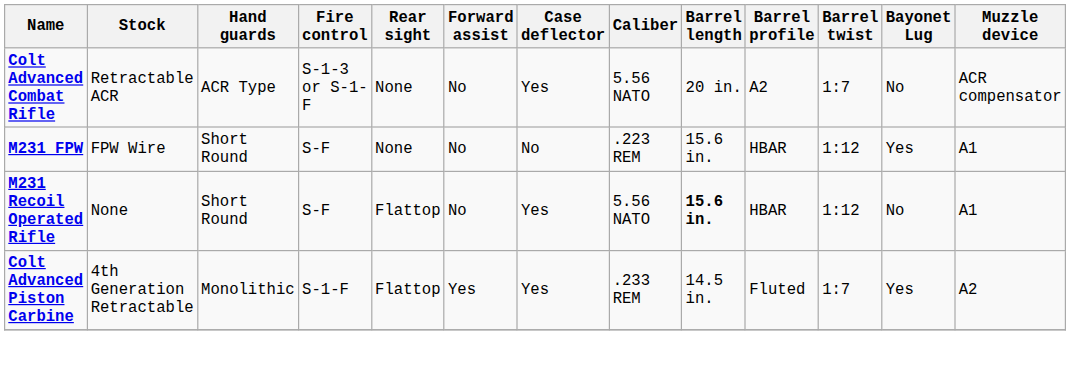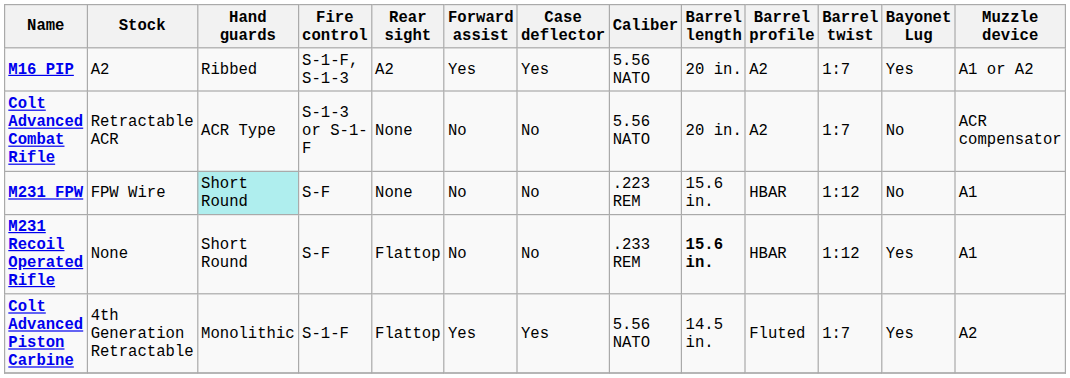+ row: (41, 70)
(535, 88) Yes -> (530, 131) No
(224, 149) no background -> (224, 193) paleturquoise background
(900, 149) Yes -> (895, 193) No
(535, 211) Yes -> (530, 254) No
(631, 211) 5.56 NATO -> (631, 254) .233 REM
(895, 211) No -> (900, 254) Yes
(631, 290) .233 REM -> (631, 333) 5.56 NATO
